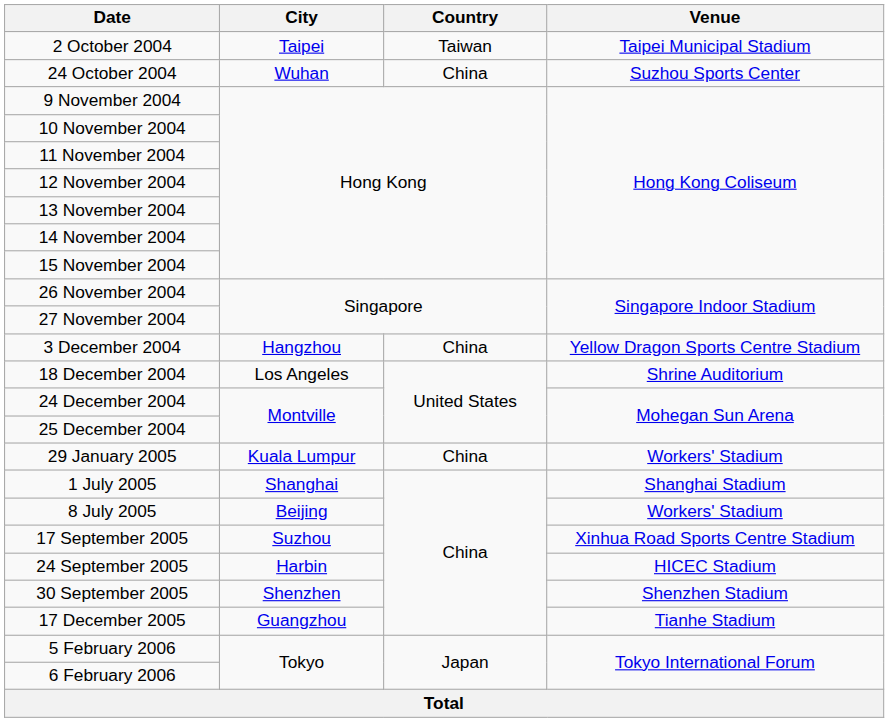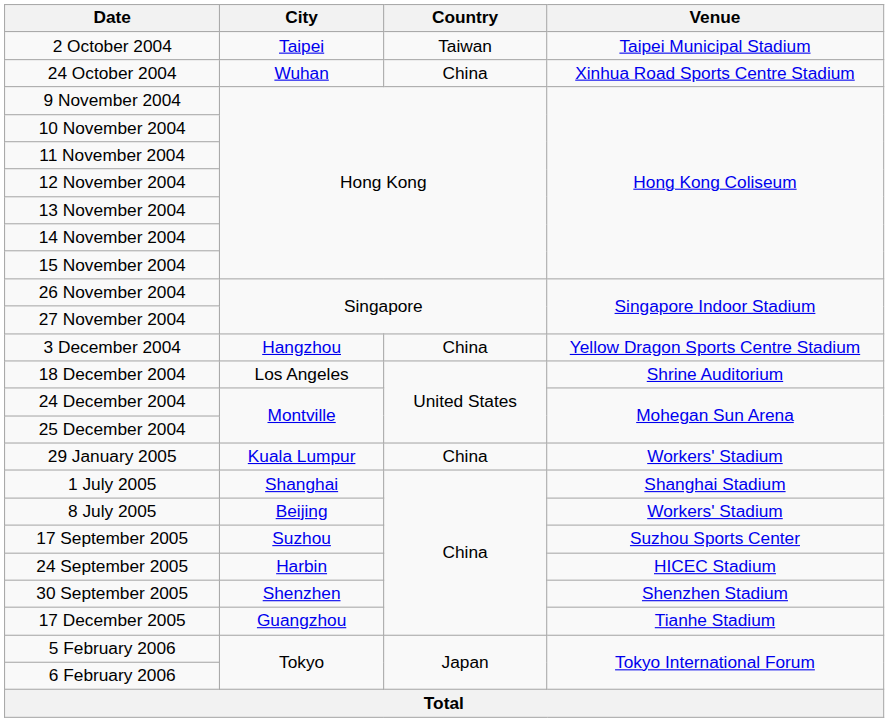(715, 73) Suzhou Sports Center -> (715, 73) Xinhua Road Sports Centre Stadium
(715, 538) Xinhua Road Sports Centre Stadium -> (715, 538) Suzhou Sports Center
